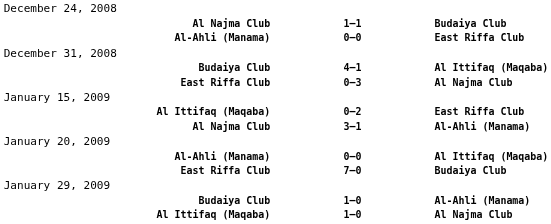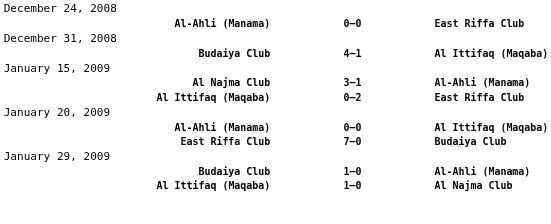- row: (231, 24)
- row: (225, 82)
rows swapped: (231, 126) <-> (213, 112)
